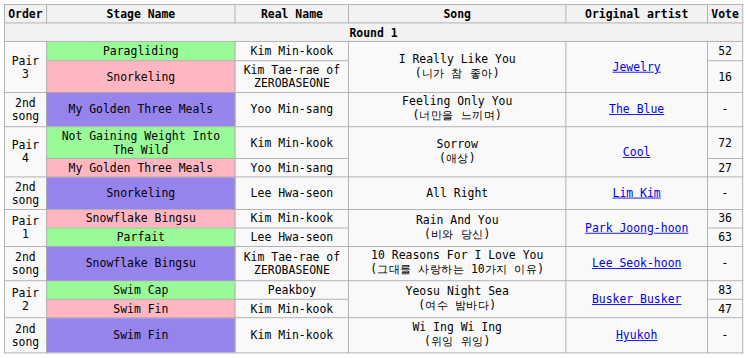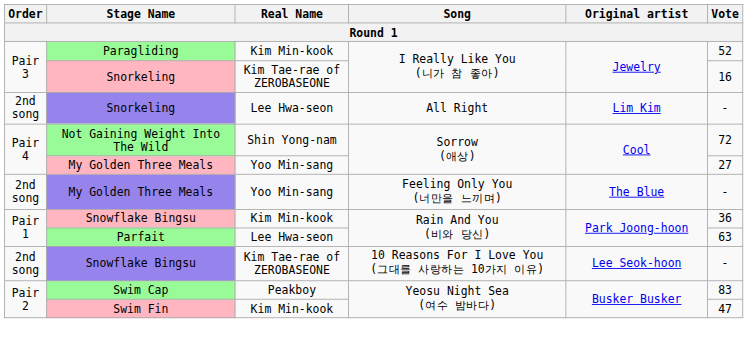rows swapped: (141, 193) <-> (141, 109)
(292, 143) Kim Min-kook -> (292, 140) Shin Yong-nam
- row: (141, 335)
